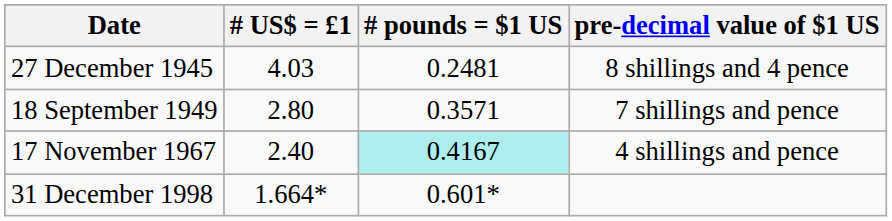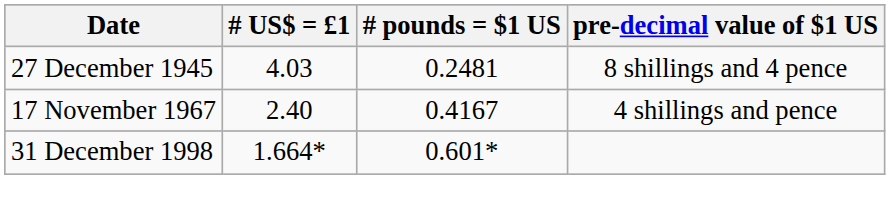- row: (114, 109)
(463, 151) paleturquoise background -> (462, 109) no background
